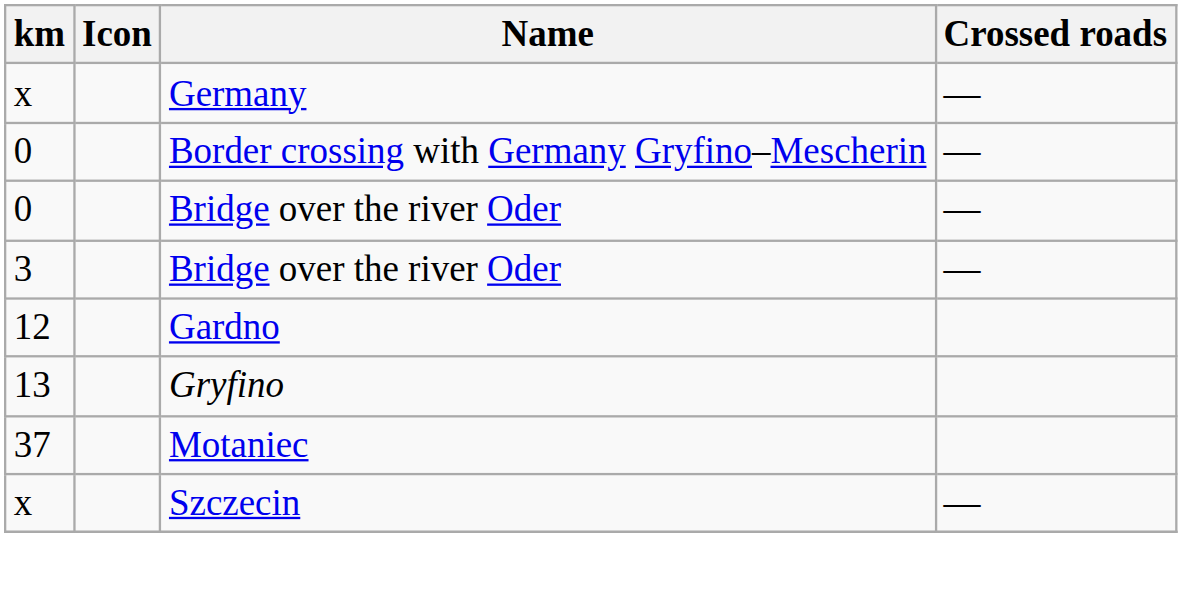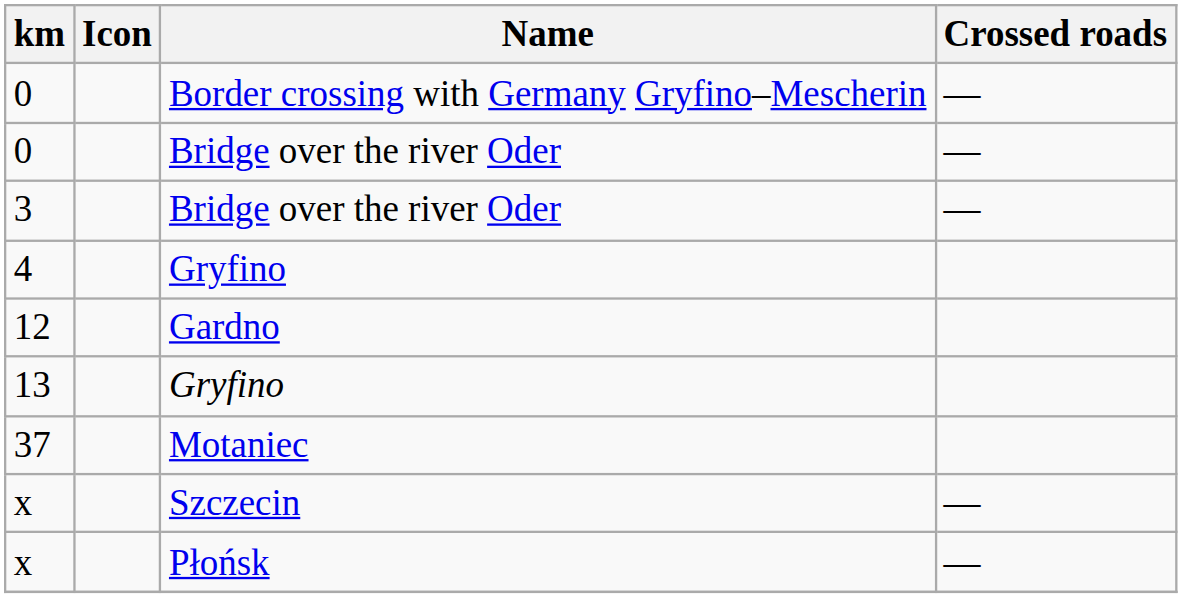- row: (23, 92)
+ row: (23, 268)
+ row: (23, 561)
